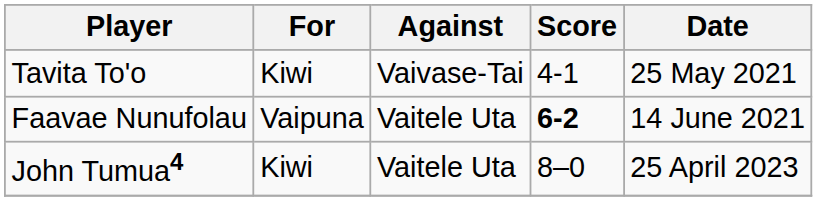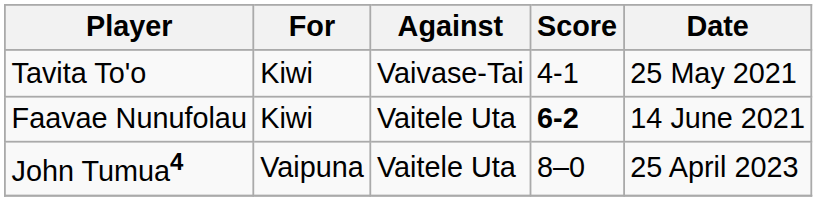(312, 118) Vaipuna -> (287, 118) Kiwi
(287, 168) Kiwi -> (312, 168) Vaipuna
